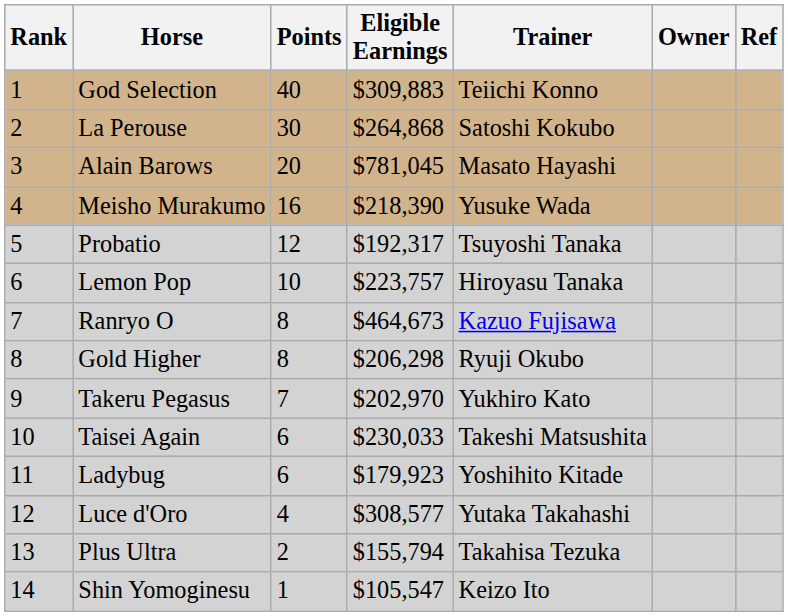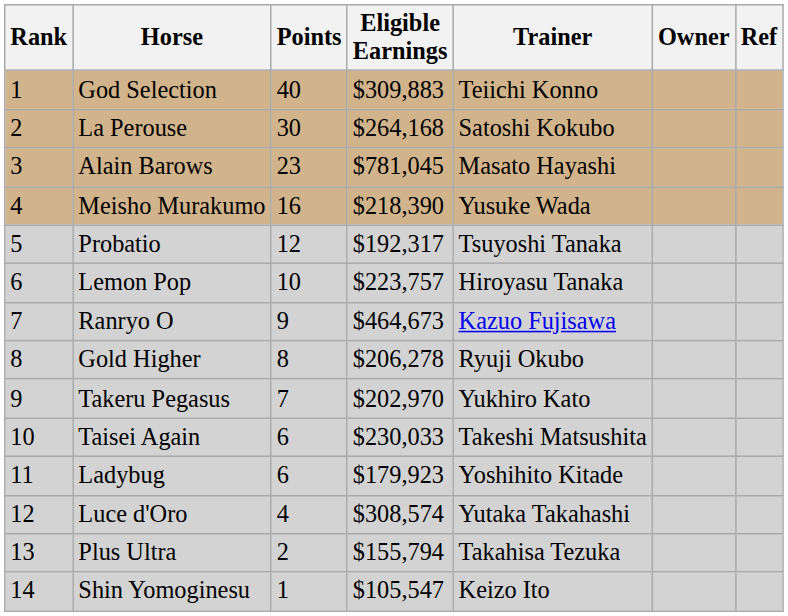(398, 128) $264,868 -> (398, 128) $264,168
(289, 166) 20 -> (289, 166) 23
(283, 321) 8 -> (283, 321) 9
(398, 359) $206,298 -> (398, 359) $206,278
(398, 513) $308,577 -> (398, 513) $308,574
